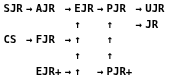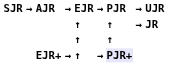- row: (10, 40)
(119, 71) no background -> (119, 55) lavender background
